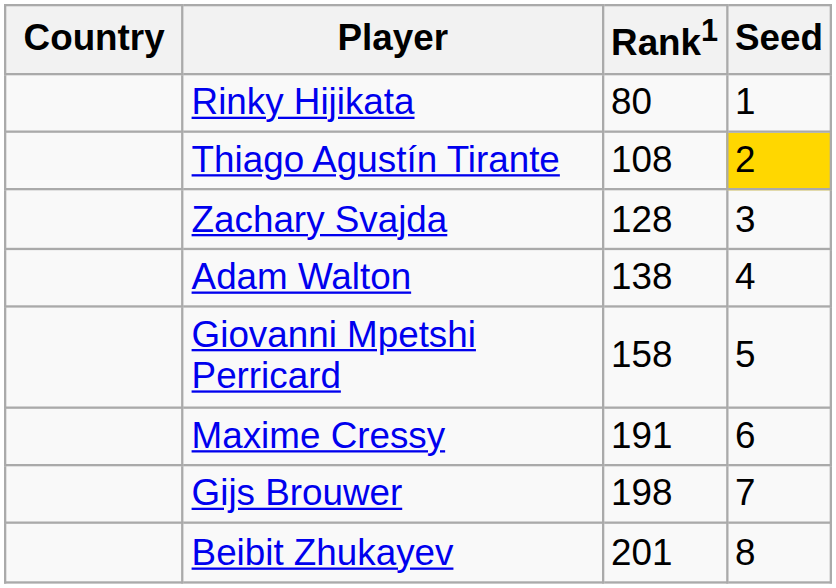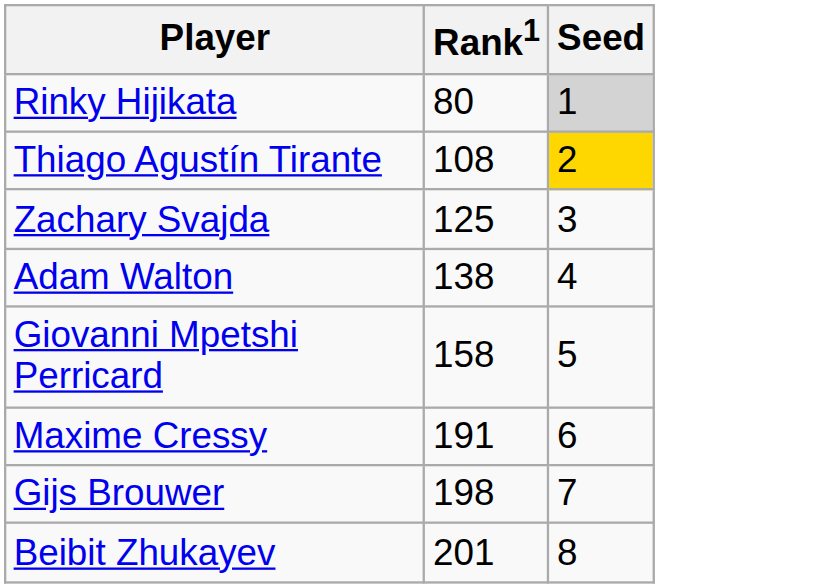- column: (94, 38)
(745, 101) no background -> (567, 101) lightgrey background
(642, 218) 128 -> (464, 218) 125
